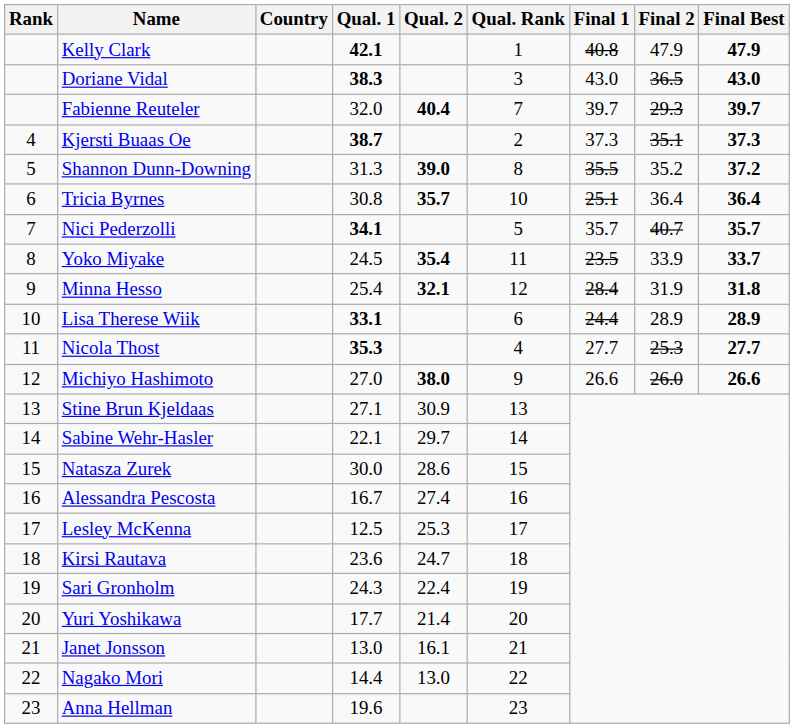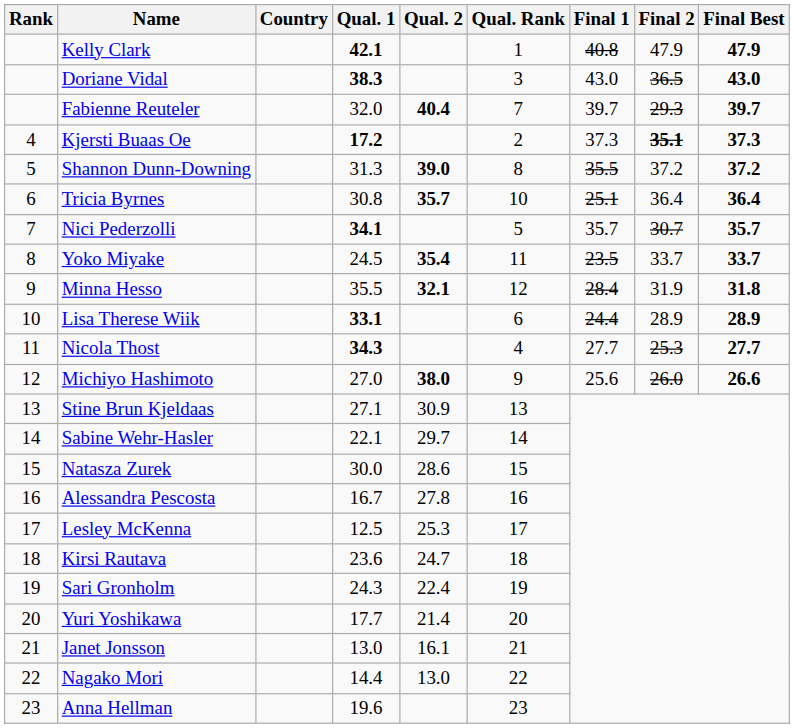(366, 139) 38.7 -> (366, 139) 17.2
(667, 139) normal -> (667, 139) bold
(667, 169) 35.2 -> (667, 169) 37.2
(667, 229) 40.7 -> (667, 229) 30.7
(667, 259) 33.9 -> (667, 259) 33.7
(366, 288) 25.4 -> (366, 288) 35.5
(366, 348) 35.3 -> (366, 348) 34.3
(602, 378) 26.6 -> (602, 378) 25.6
(433, 498) 27.4 -> (433, 498) 27.8
